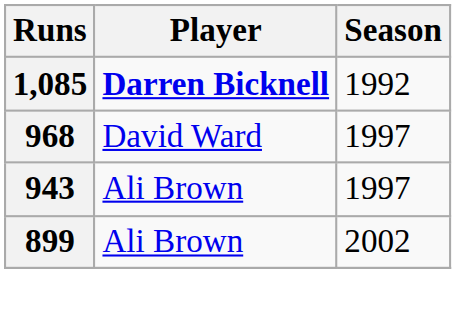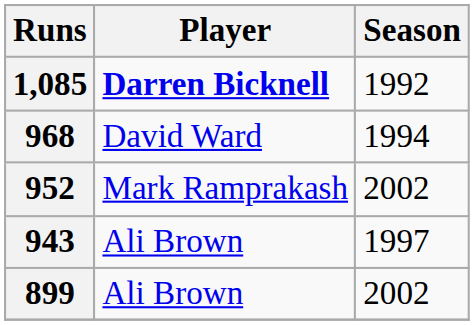(377, 135) 1997 -> (396, 135) 1994
+ row: (50, 188)
